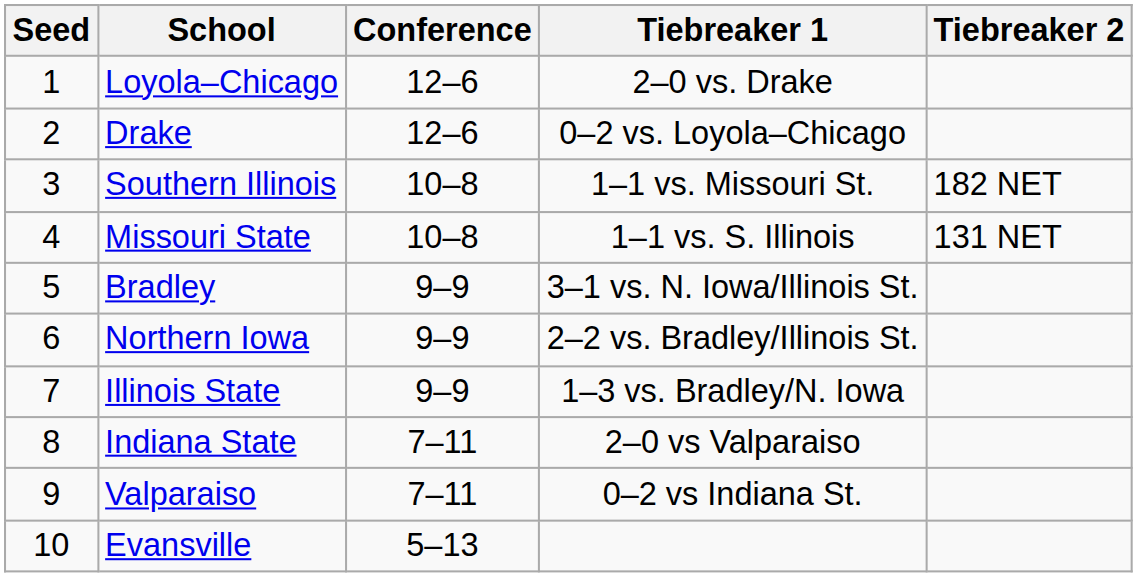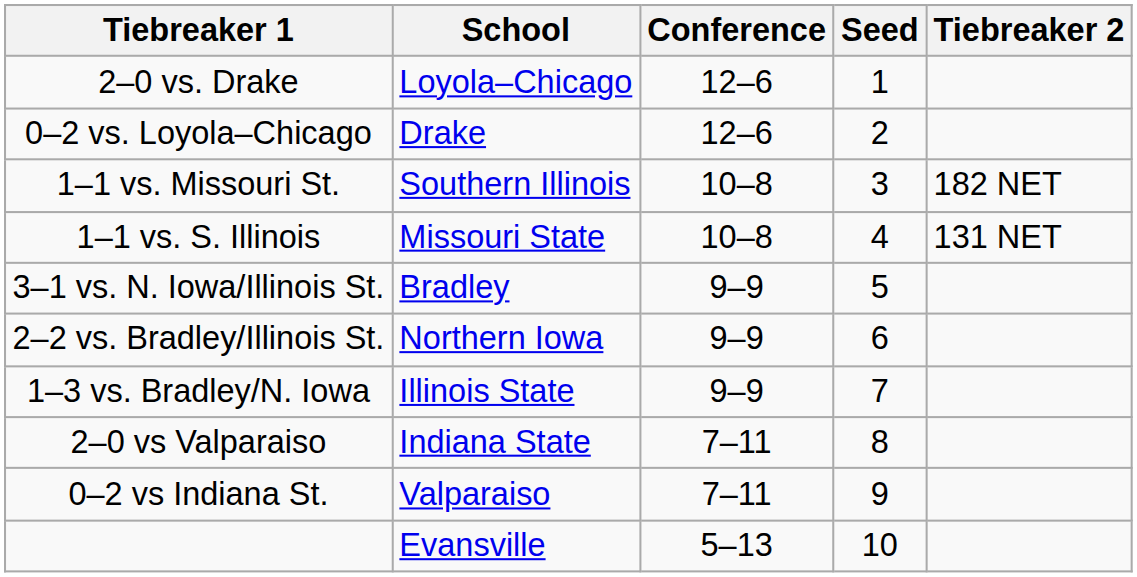columns swapped: (51, 30) <-> (733, 30)
